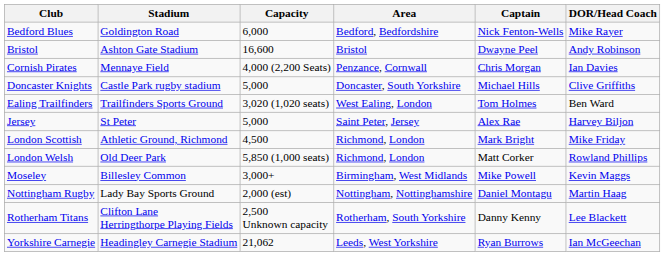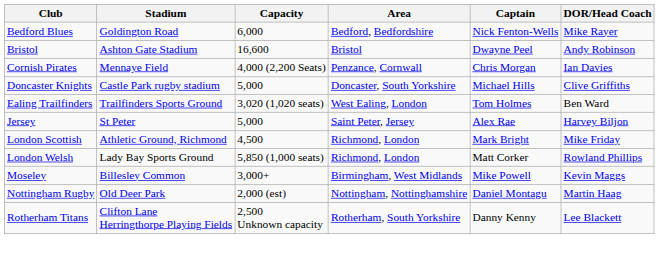(133, 157) Old Deer Park -> (157, 157) Lady Bay Sports Ground
(157, 193) Lady Bay Sports Ground -> (132, 193) Old Deer Park
- row: (51, 242)
